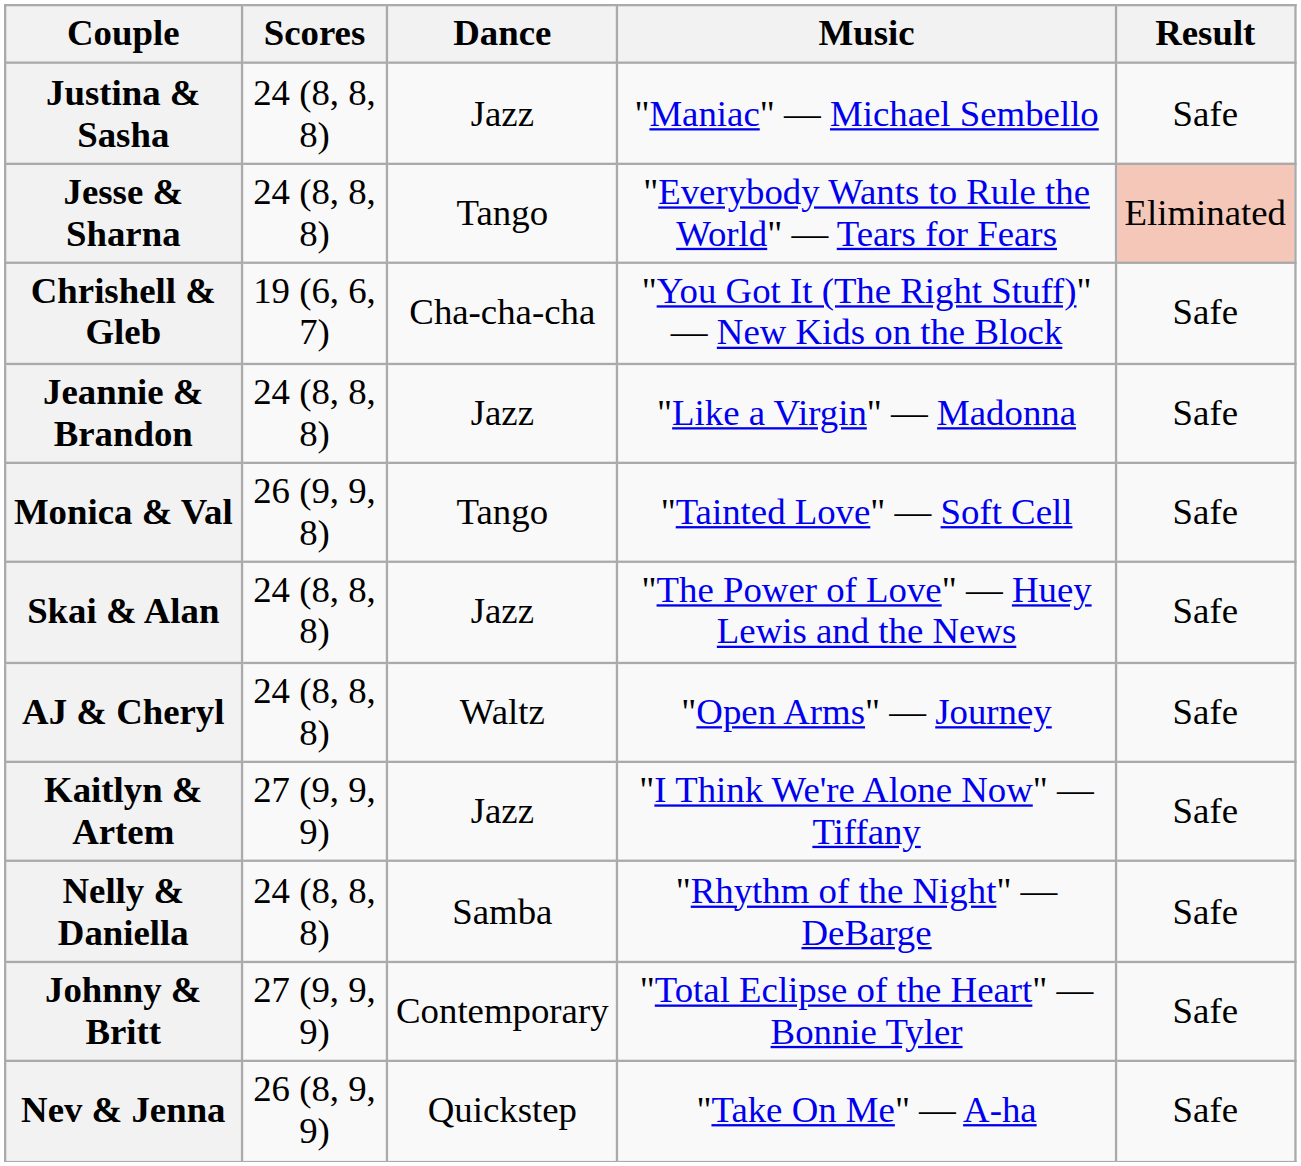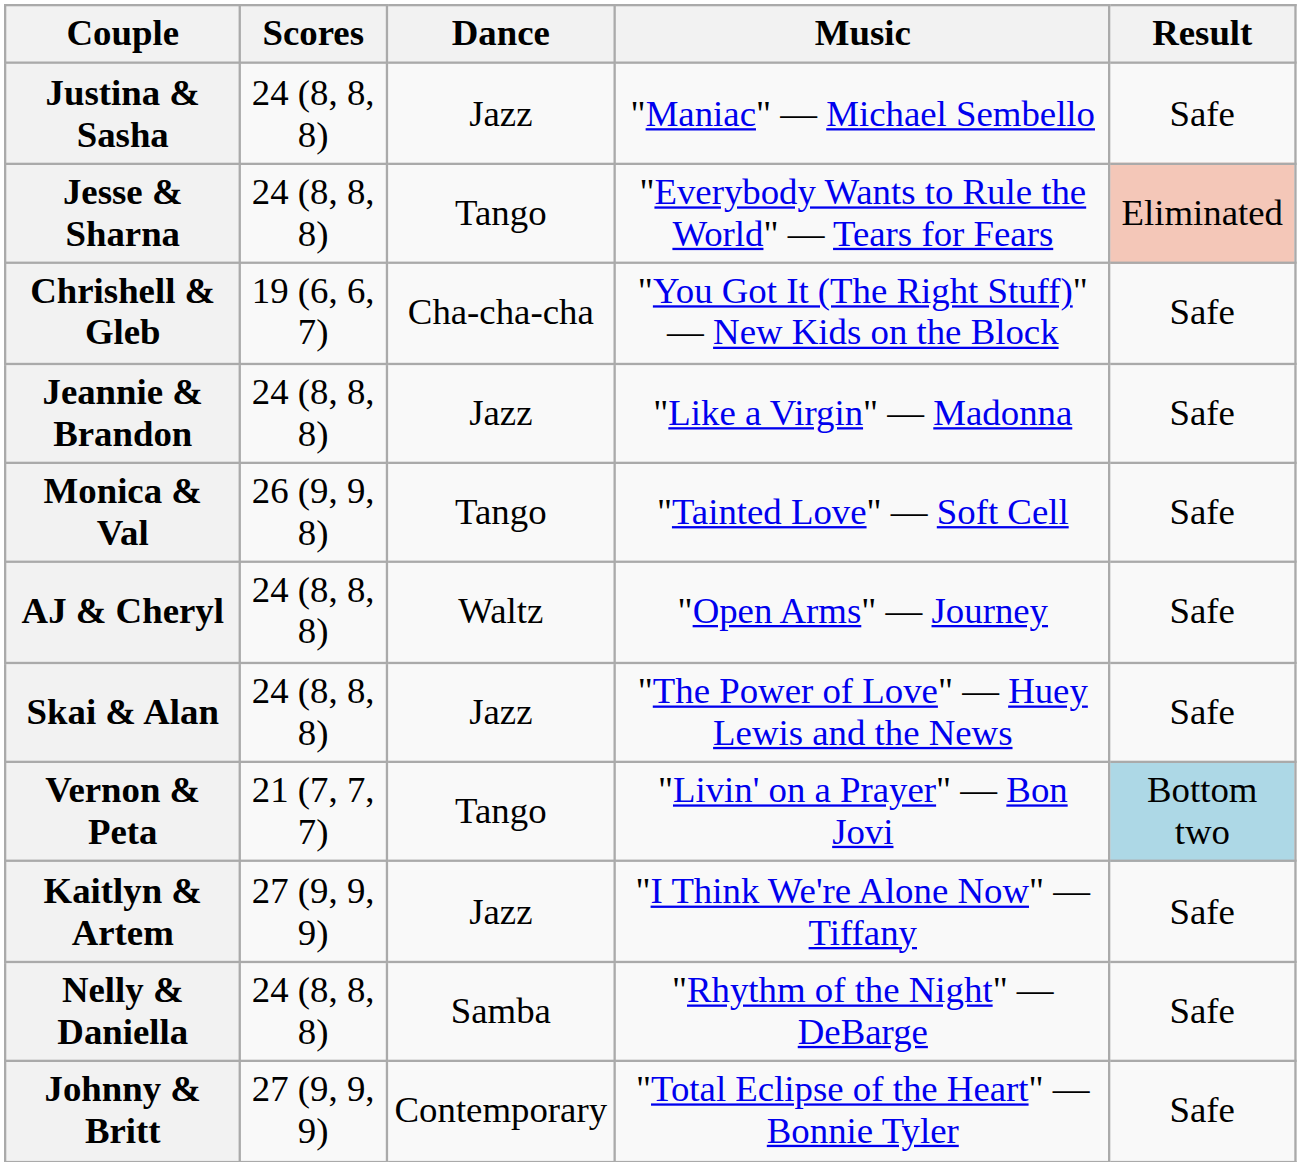rows swapped: (123, 711) <-> (123, 611)
+ row: (123, 811)
- row: (123, 1110)
